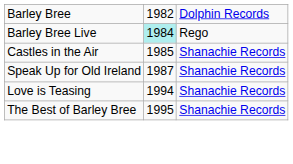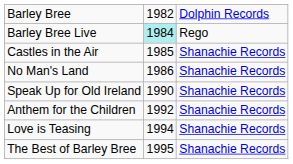+ row: (48, 71)
(160, 71) 1987 -> (160, 91) 1990
+ row: (71, 110)
